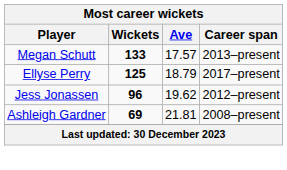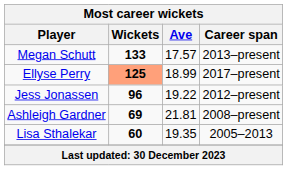(135, 74) no background -> (135, 74) lightsalmon background
(181, 74) 18.79 -> (181, 74) 18.99
(181, 94) 19.62 -> (181, 94) 19.22
+ row: (56, 134)
